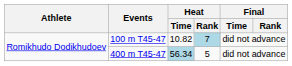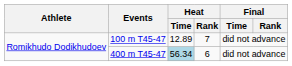(181, 40) 10.82 -> (181, 40) 12.89
(207, 40) lightblue background -> (207, 40) no background
(207, 54) 5 -> (207, 54) 6
